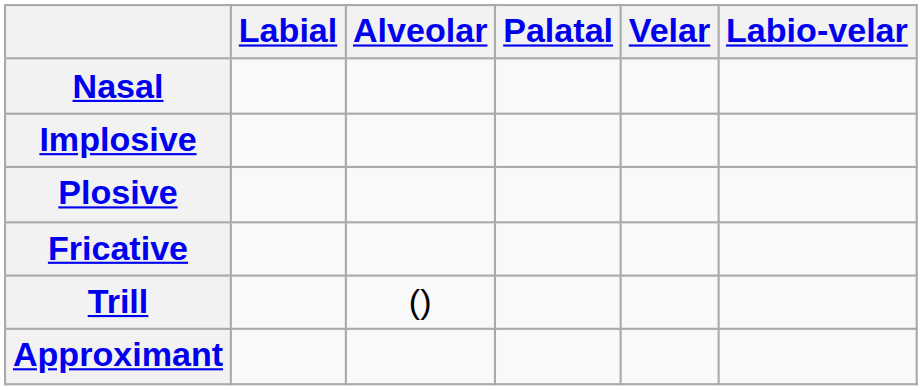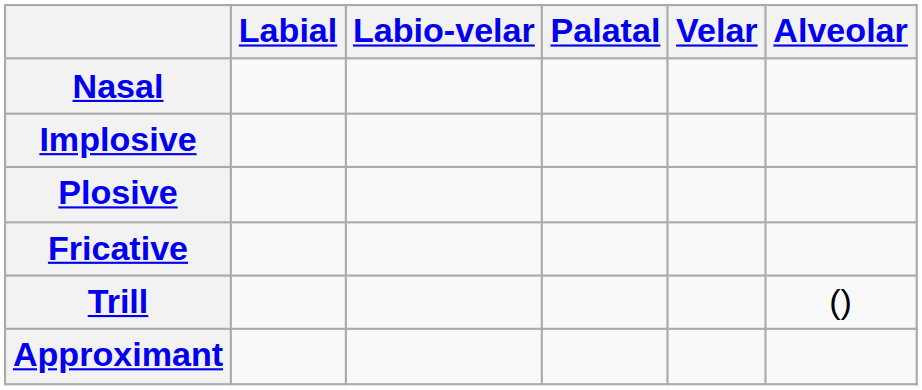columns swapped: (420, 31) <-> (817, 31)
